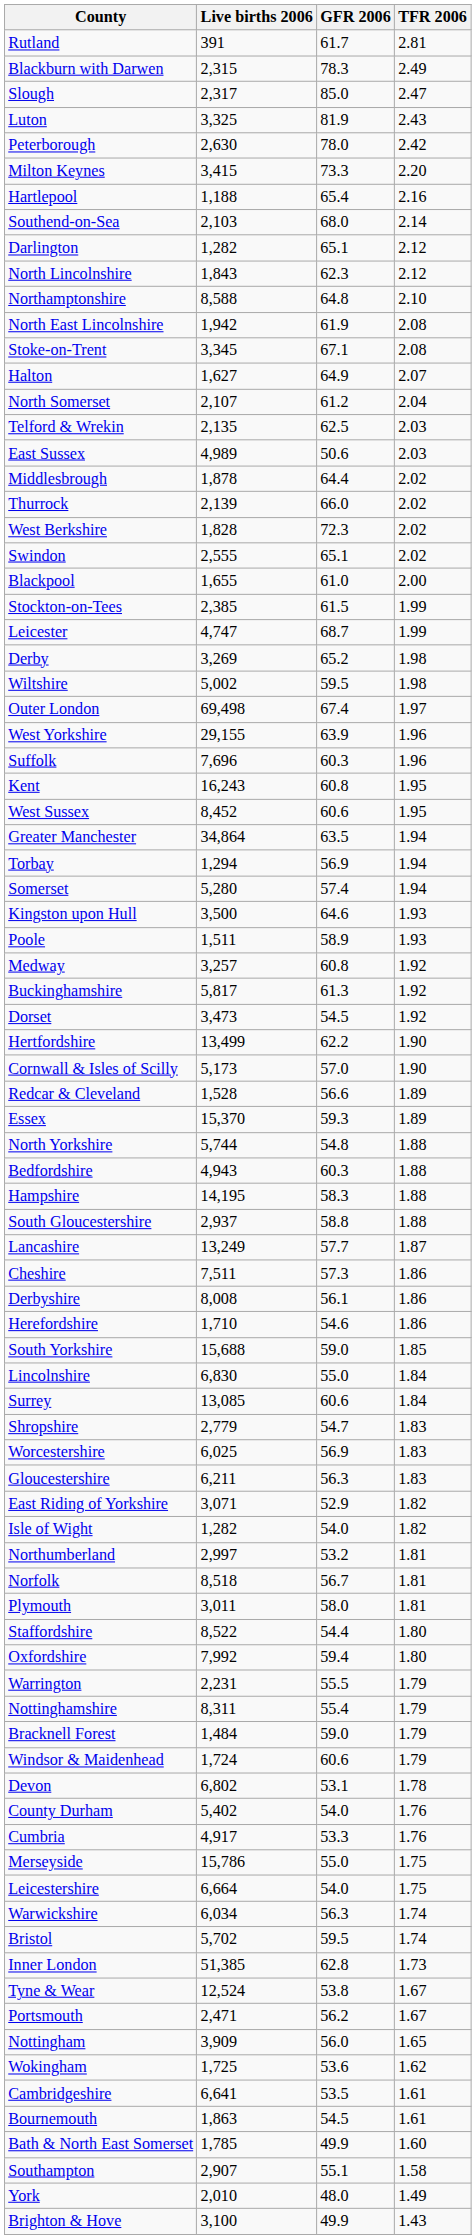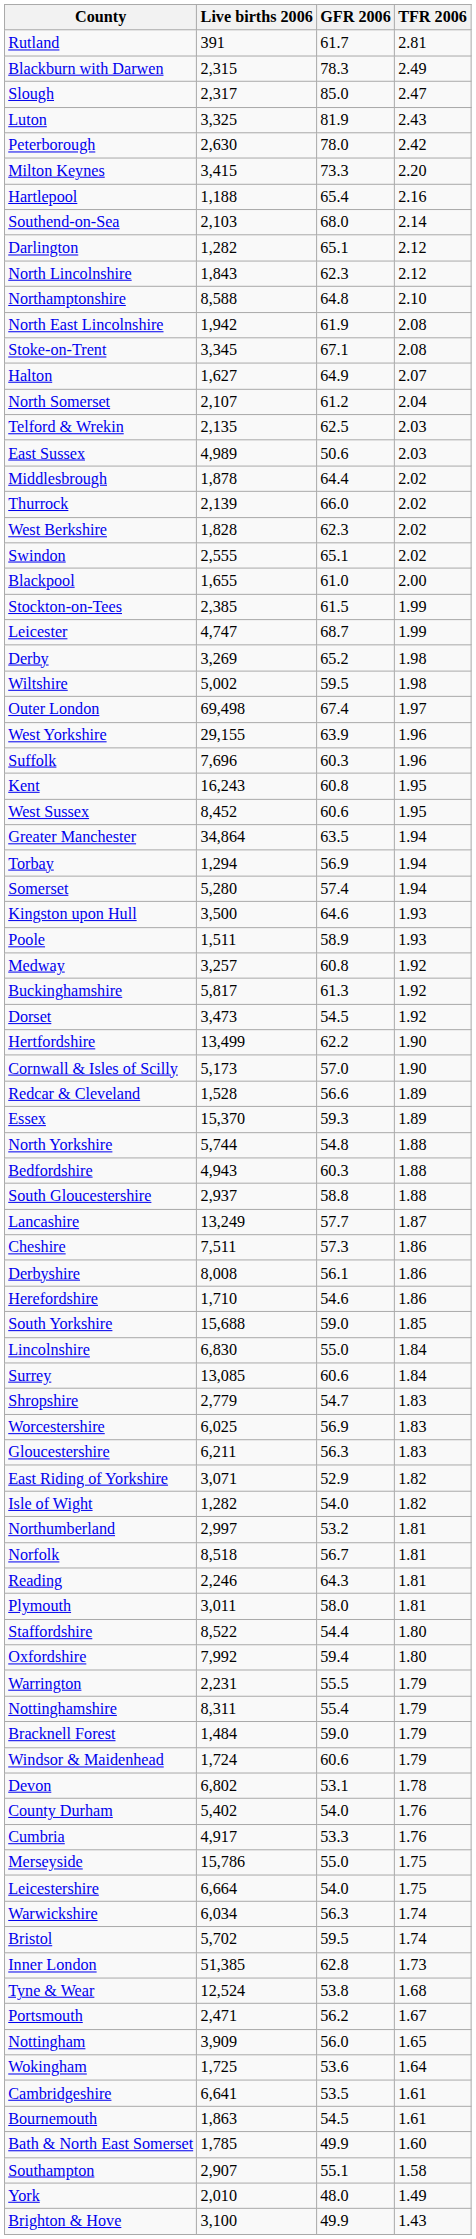(334, 529) 72.3 -> (334, 529) 62.3
- row: (44, 1196)
+ row: (35, 1580)
(412, 1990) 1.67 -> (412, 1990) 1.68
(412, 2067) 1.62 -> (412, 2067) 1.64
